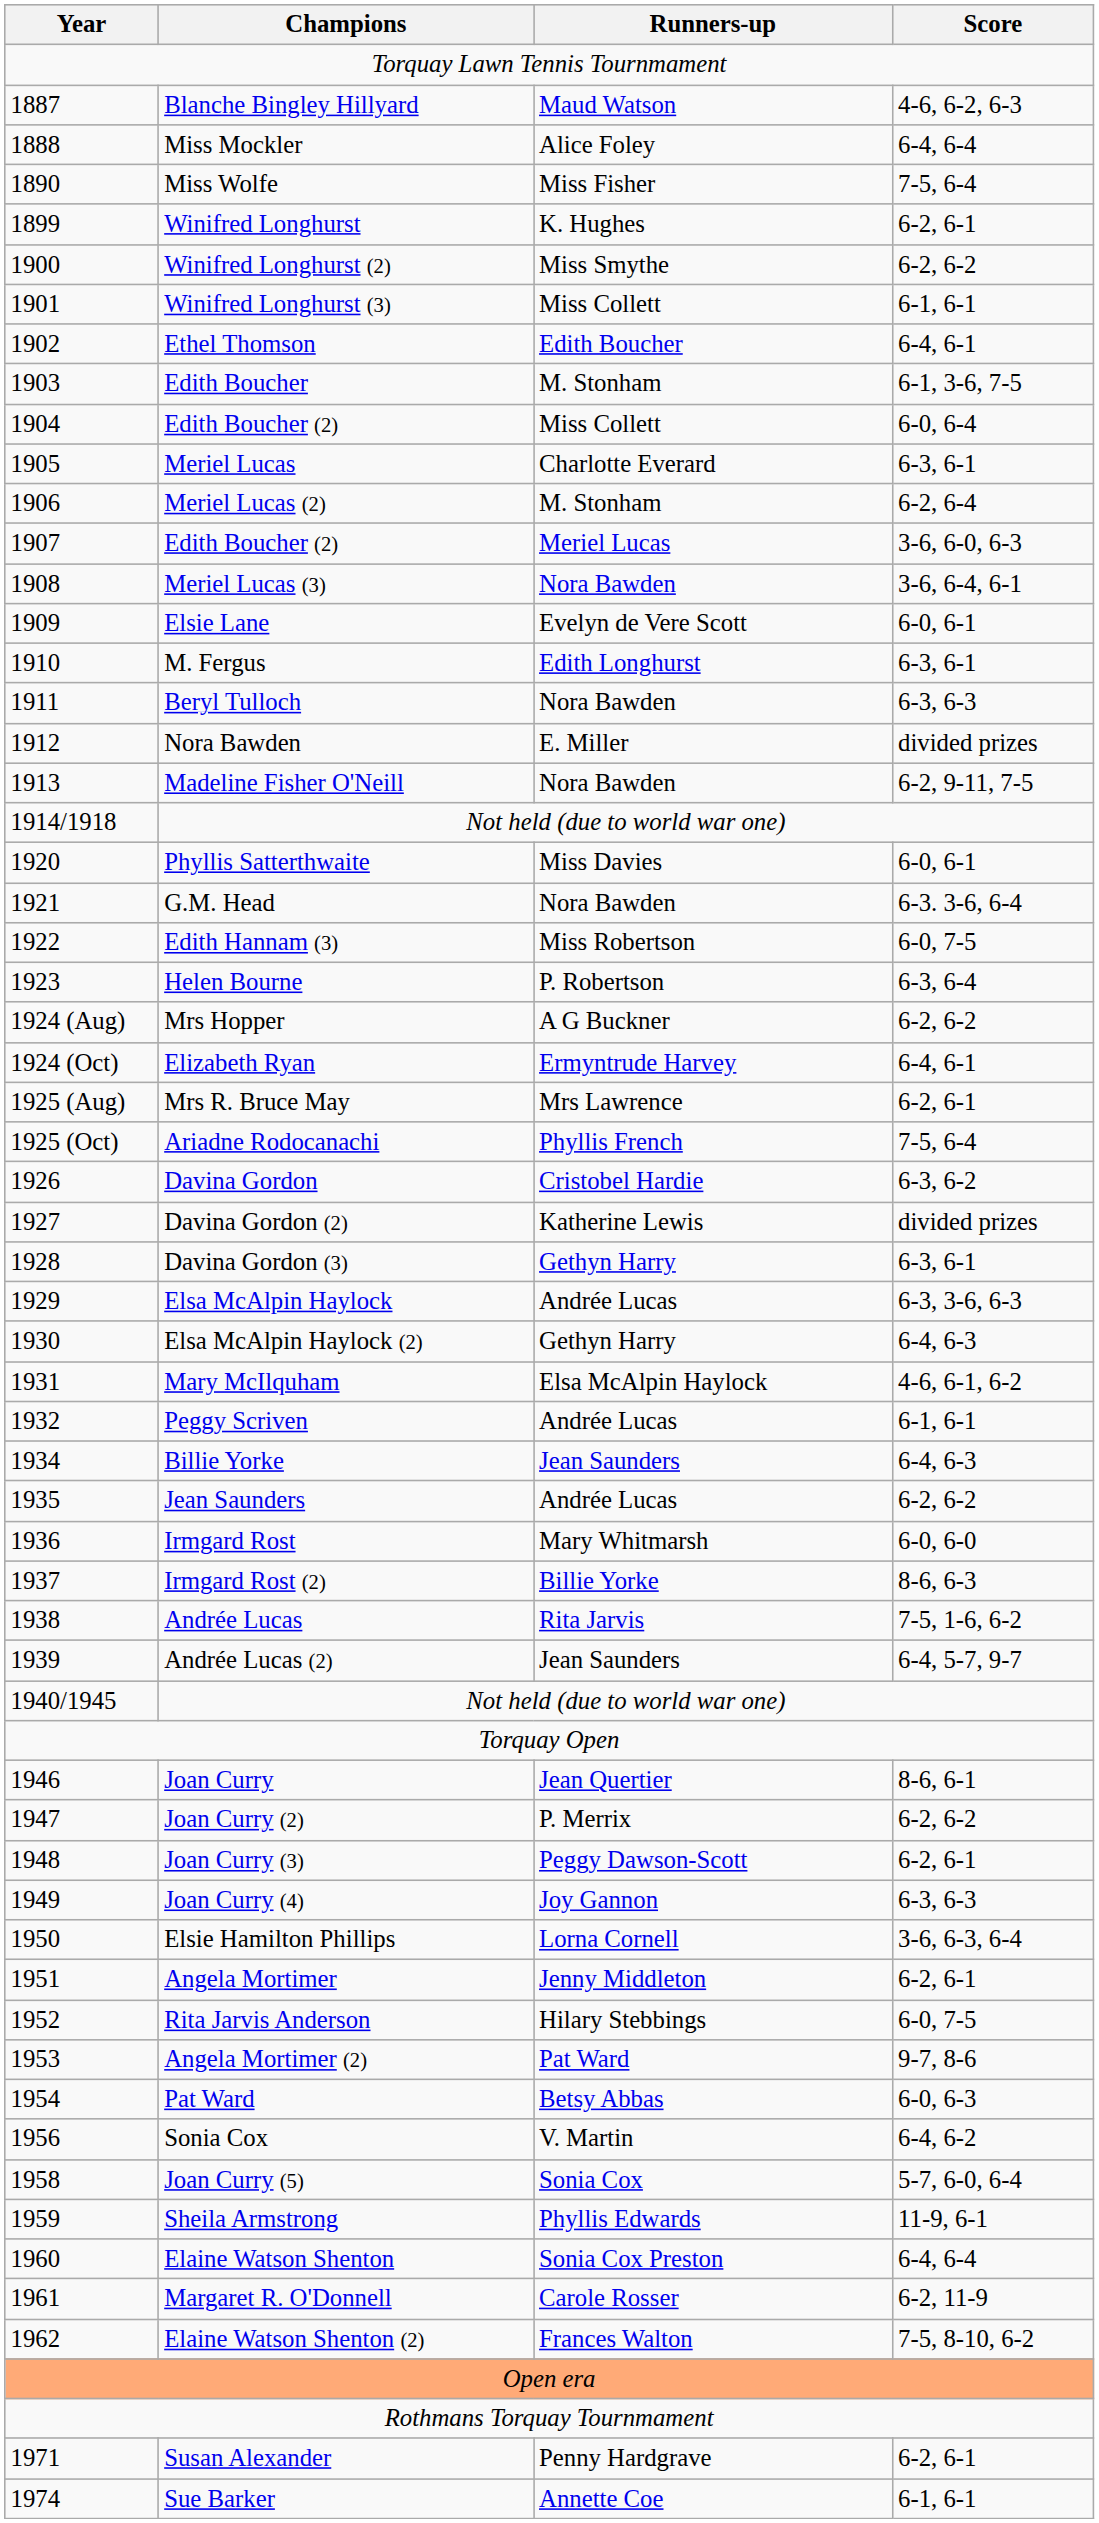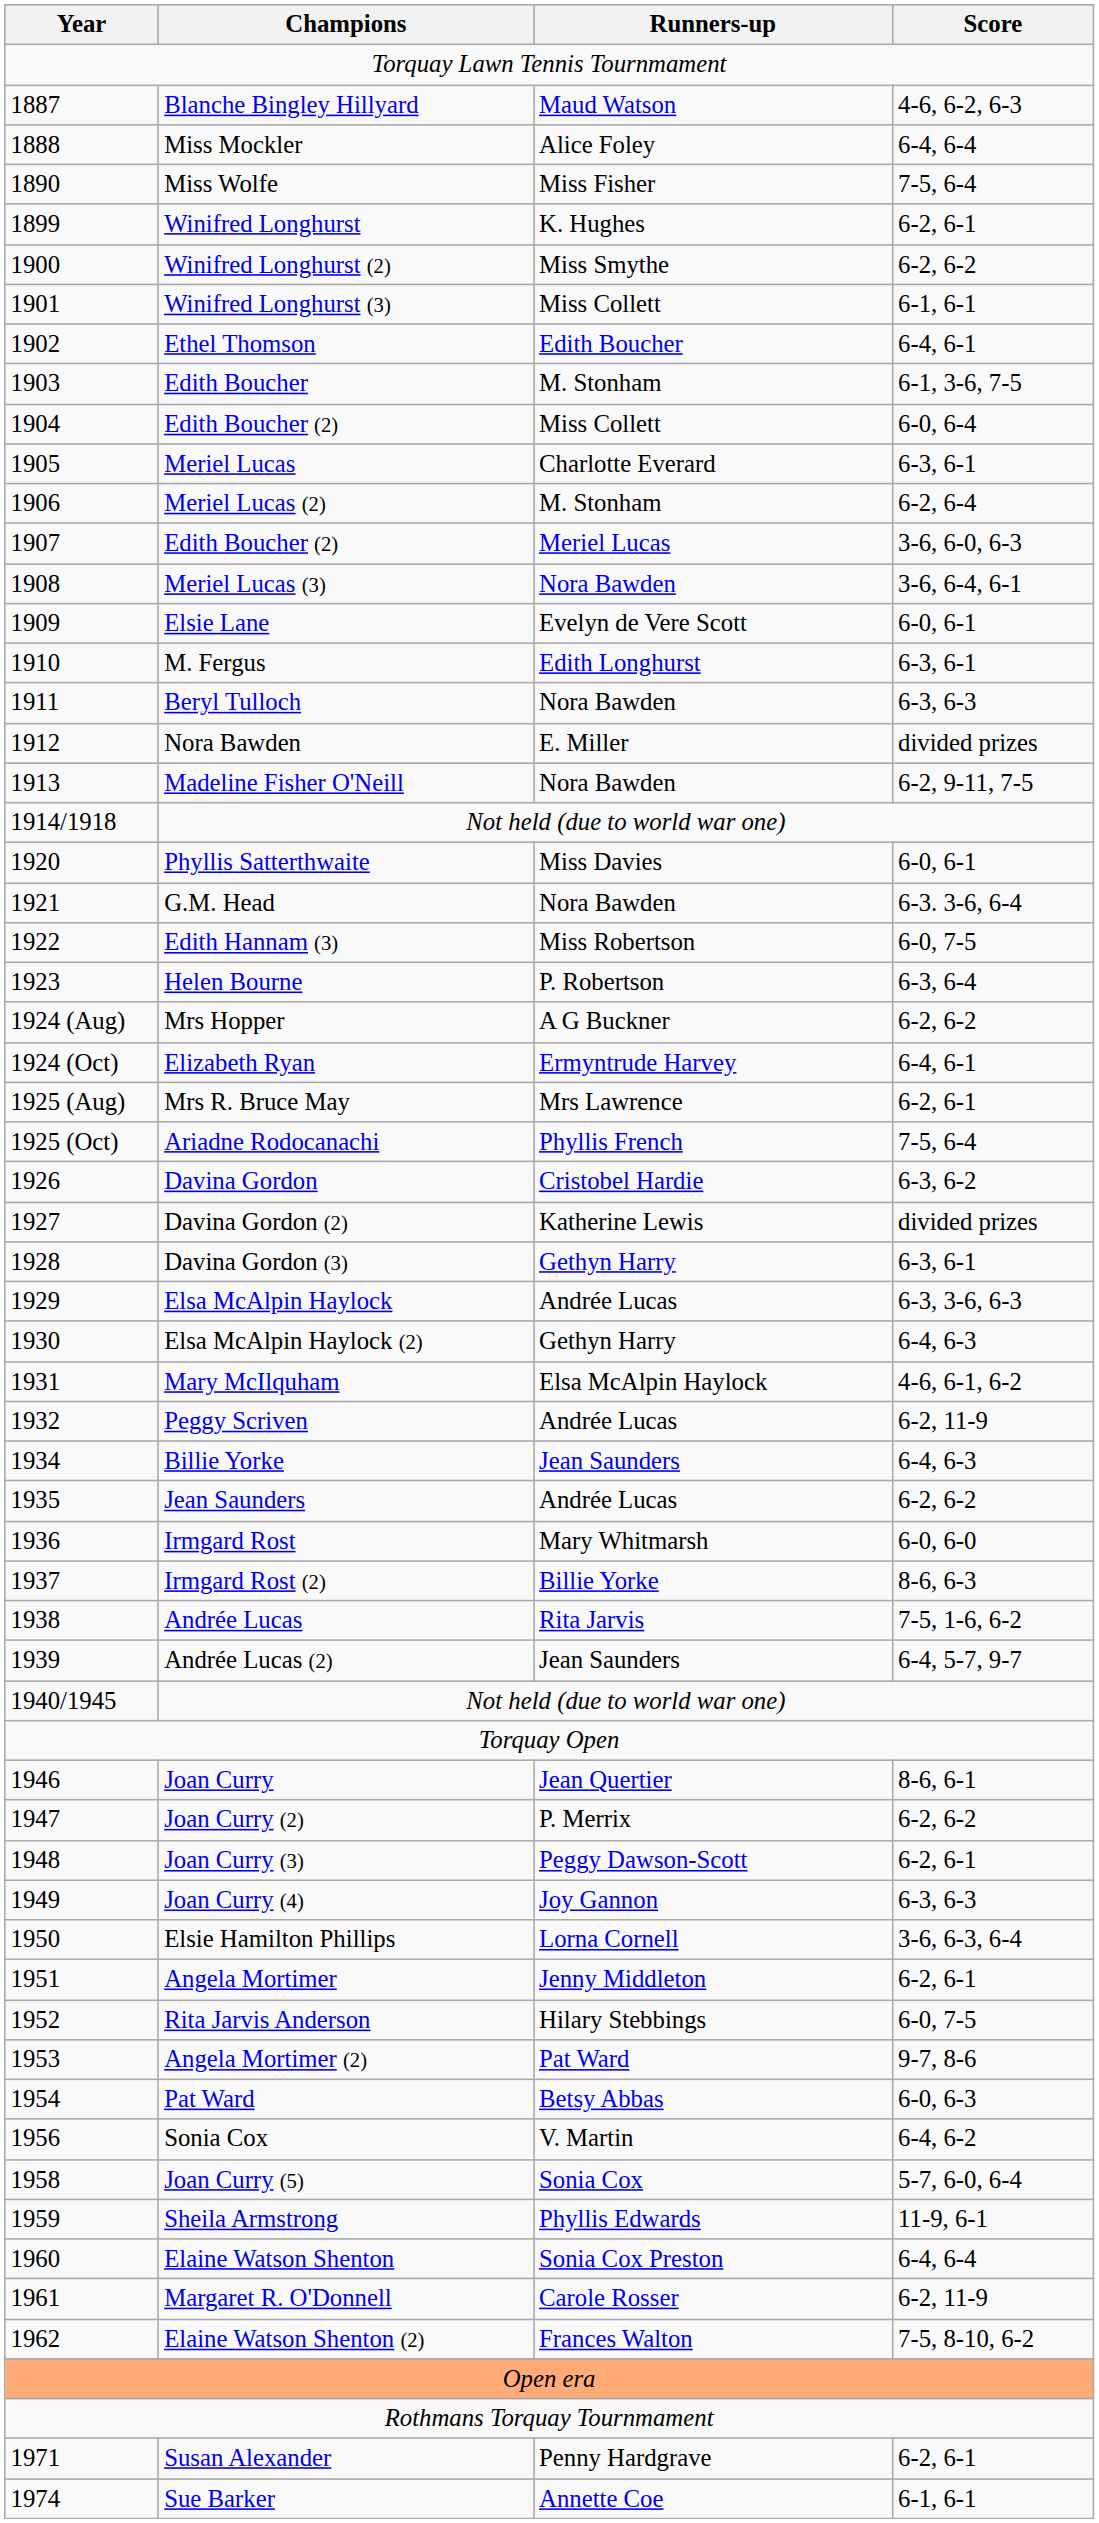(937, 1420) 6-1, 6-1 -> (943, 1420) 6-2, 11-9
